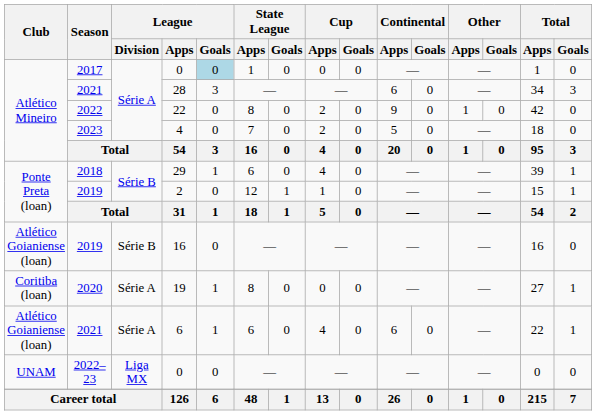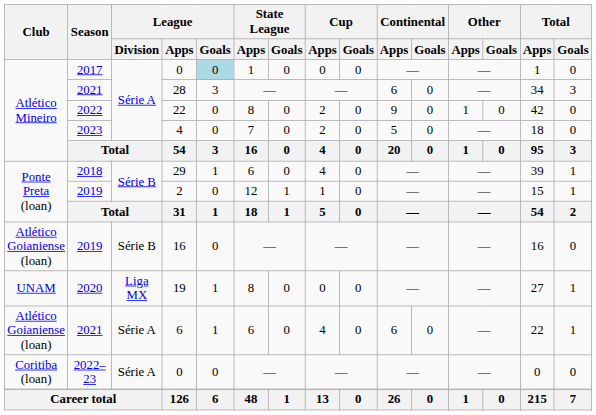(36, 288) Coritiba (loan) -> (36, 288) UNAM
(137, 288) Série A -> (137, 288) Liga MX
(36, 372) UNAM -> (36, 372) Coritiba (loan)
(137, 372) Liga MX -> (137, 372) Série A
